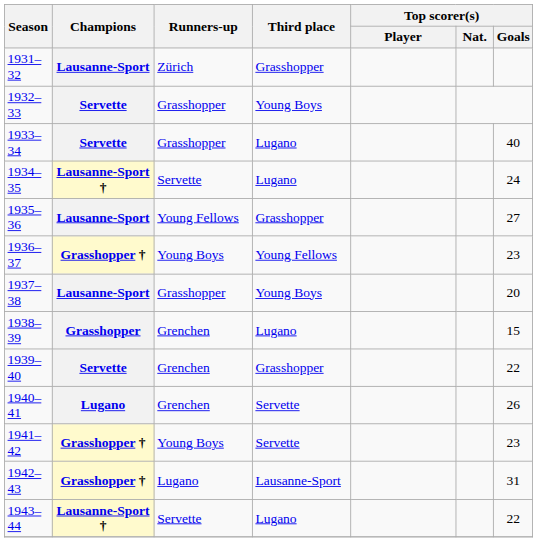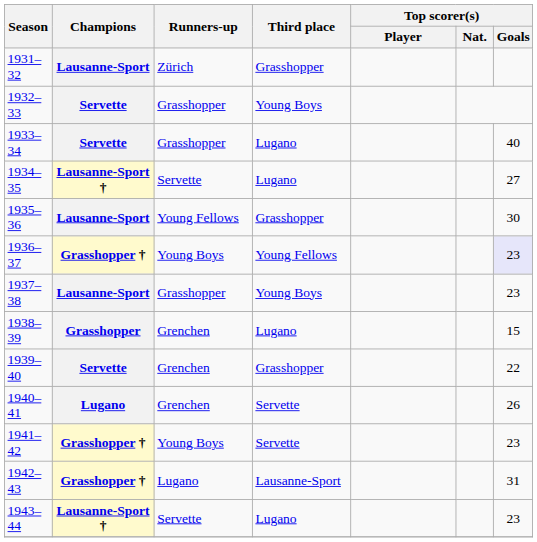(513, 179) 24 -> (513, 179) 27
(513, 216) 27 -> (513, 216) 30
(513, 254) no background -> (513, 254) lavender background
(513, 292) 20 -> (513, 292) 23
(513, 517) 22 -> (513, 517) 23
